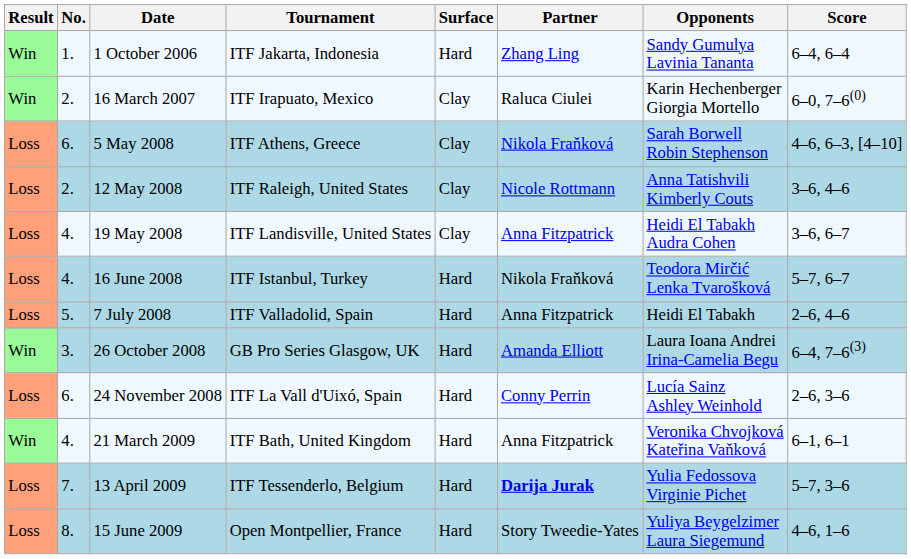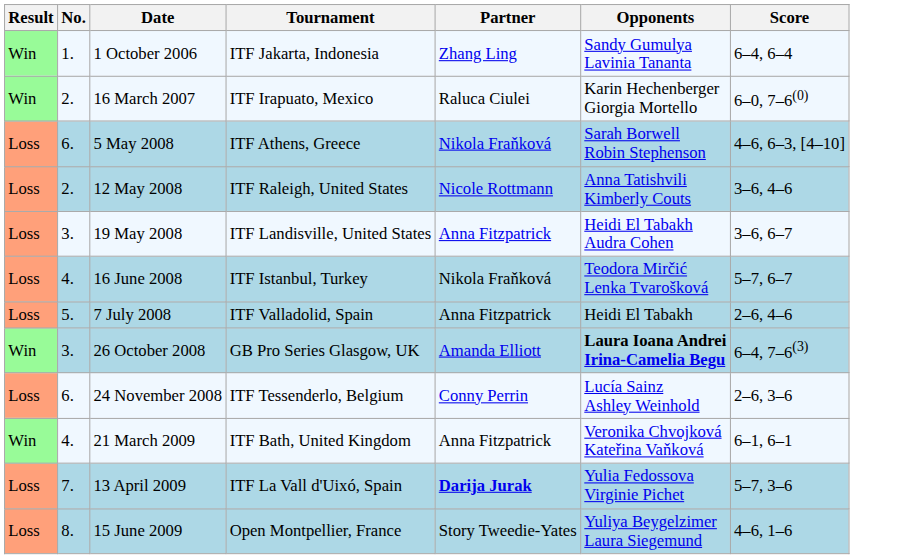- column: (466, 17)
(68, 233) 4. -> (68, 233) 3.
(712, 350) normal -> (655, 350) bold
(316, 395) ITF La Vall d'Uixó, Spain -> (316, 395) ITF Tessenderlo, Belgium
(316, 485) ITF Tessenderlo, Belgium -> (316, 485) ITF La Vall d'Uixó, Spain
